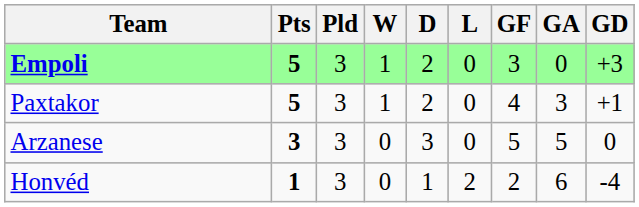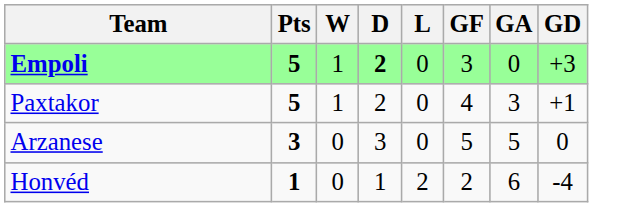- column: (340, 24)
(427, 63) normal -> (380, 63) bold
